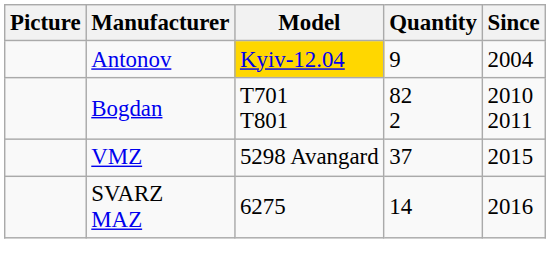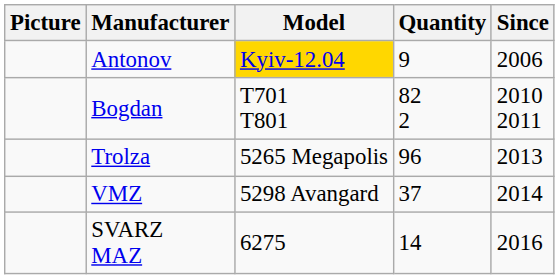(510, 58) 2004 -> (520, 58) 2006
+ row: (121, 157)
(510, 157) 2015 -> (520, 193) 2014
